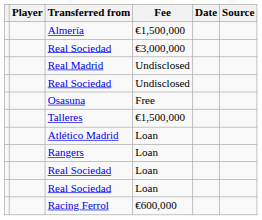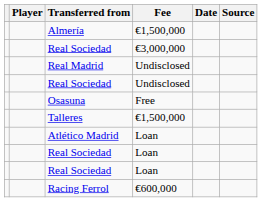- row: (66, 153)
